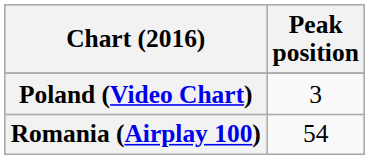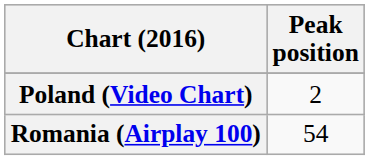(316, 93) 3 -> (316, 93) 2
